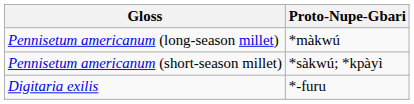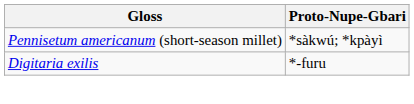- row: (143, 39)
